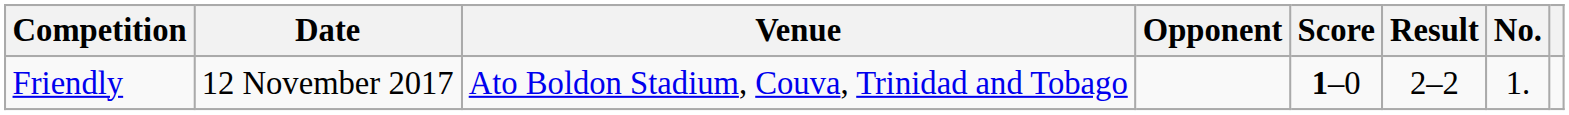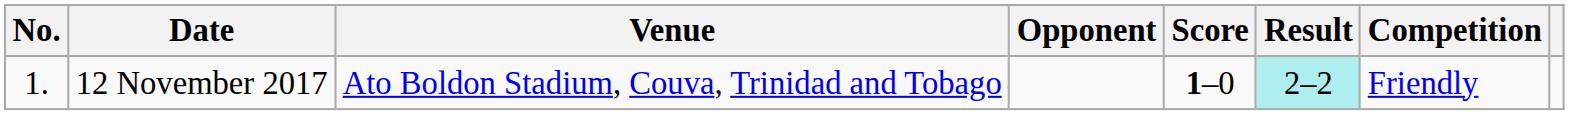columns swapped: (1518, 30) <-> (100, 30)
(1434, 82) no background -> (1308, 82) paleturquoise background
